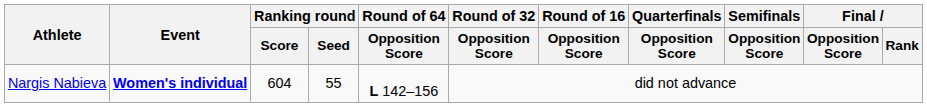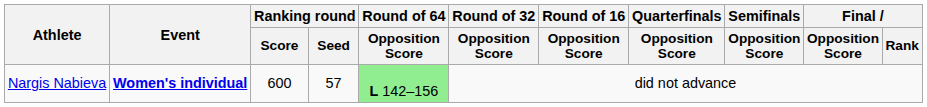(279, 83) 604 -> (279, 83) 600
(334, 83) 55 -> (334, 83) 57
(404, 91) no background -> (404, 91) lightgreen background
